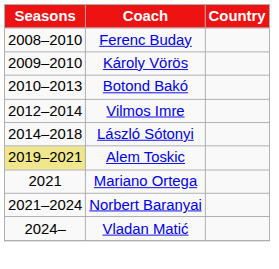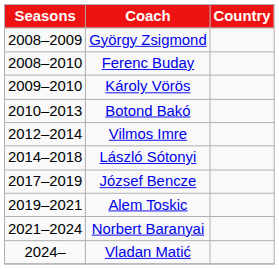+ row: (148, 39)
+ row: (148, 181)
(45, 157) khaki background -> (45, 205) no background
- row: (145, 181)
